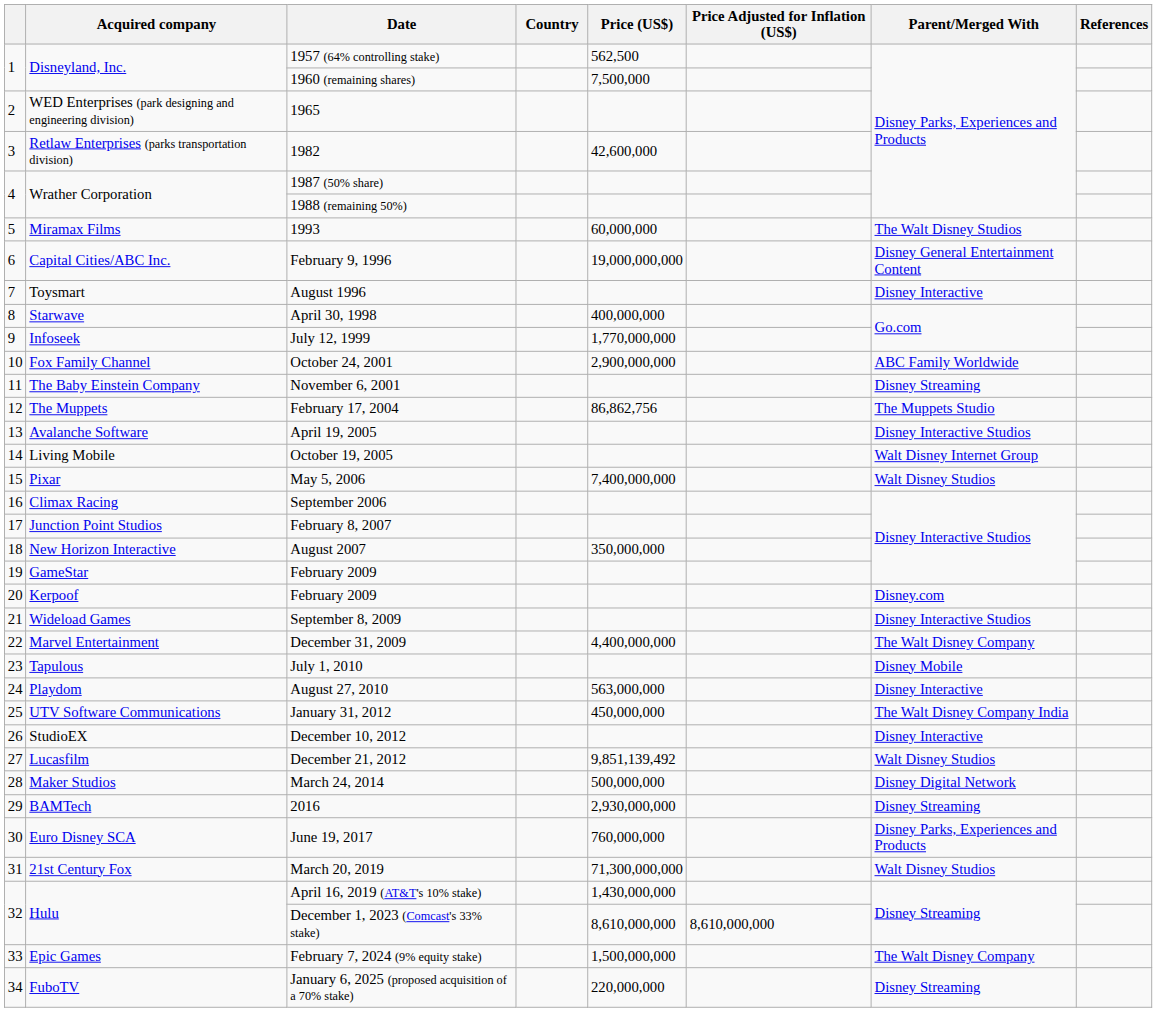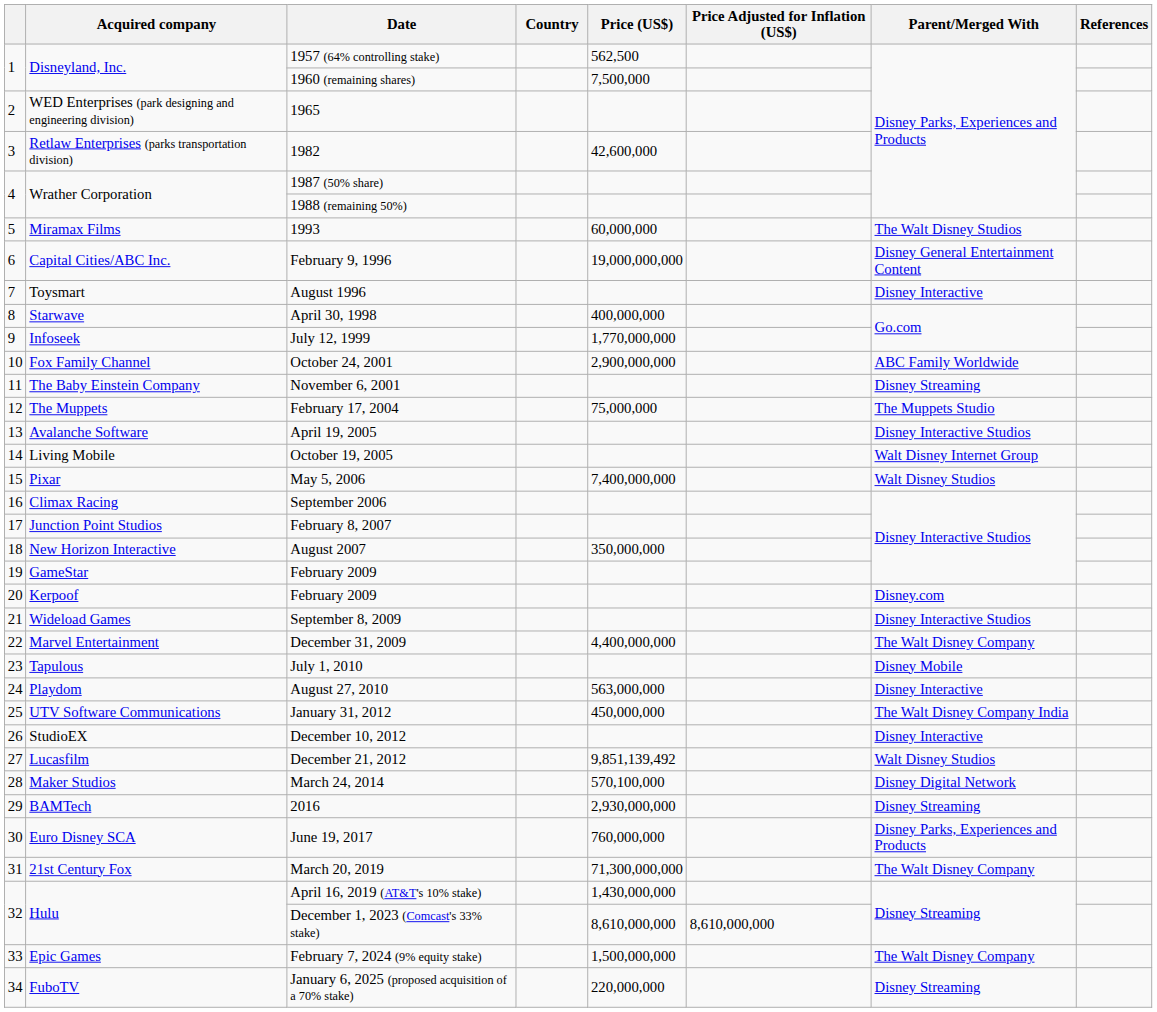(624, 409) 86,862,756 -> (624, 409) 75,000,000
(628, 782) 500,000,000 -> (628, 782) 570,100,000
(935, 869) Walt Disney Studios -> (955, 869) The Walt Disney Company
